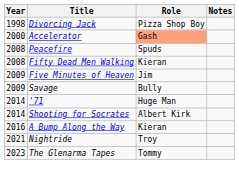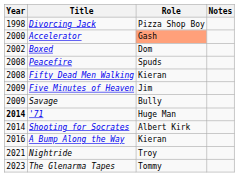+ row: (41, 50)
(16, 101) normal -> (16, 114) bold
